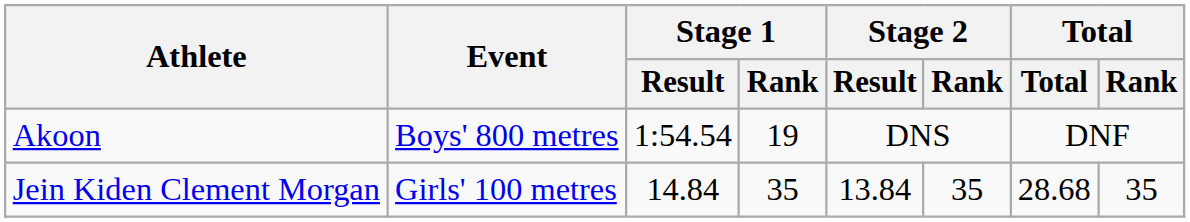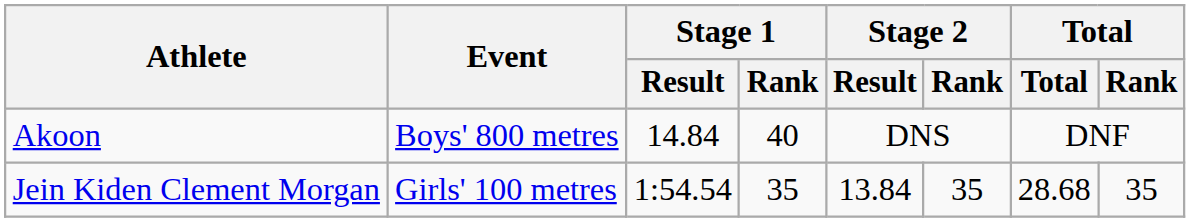(683, 135) 1:54.54 -> (683, 135) 14.84
(783, 135) 19 -> (783, 135) 40
(683, 189) 14.84 -> (683, 189) 1:54.54
